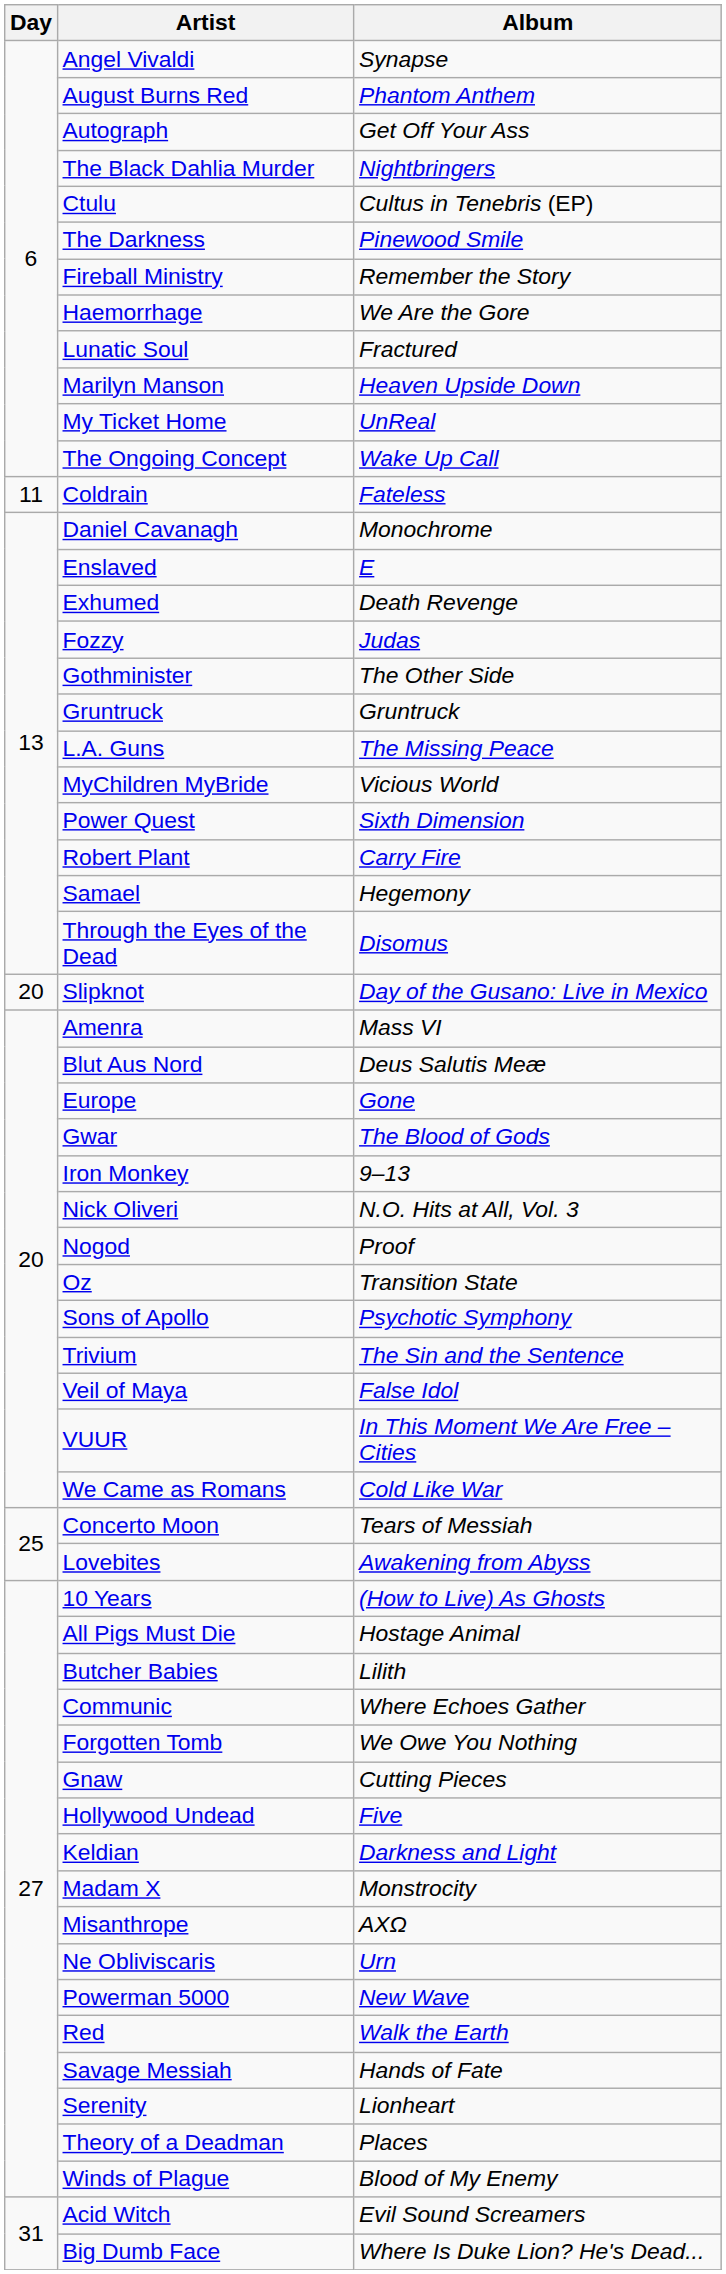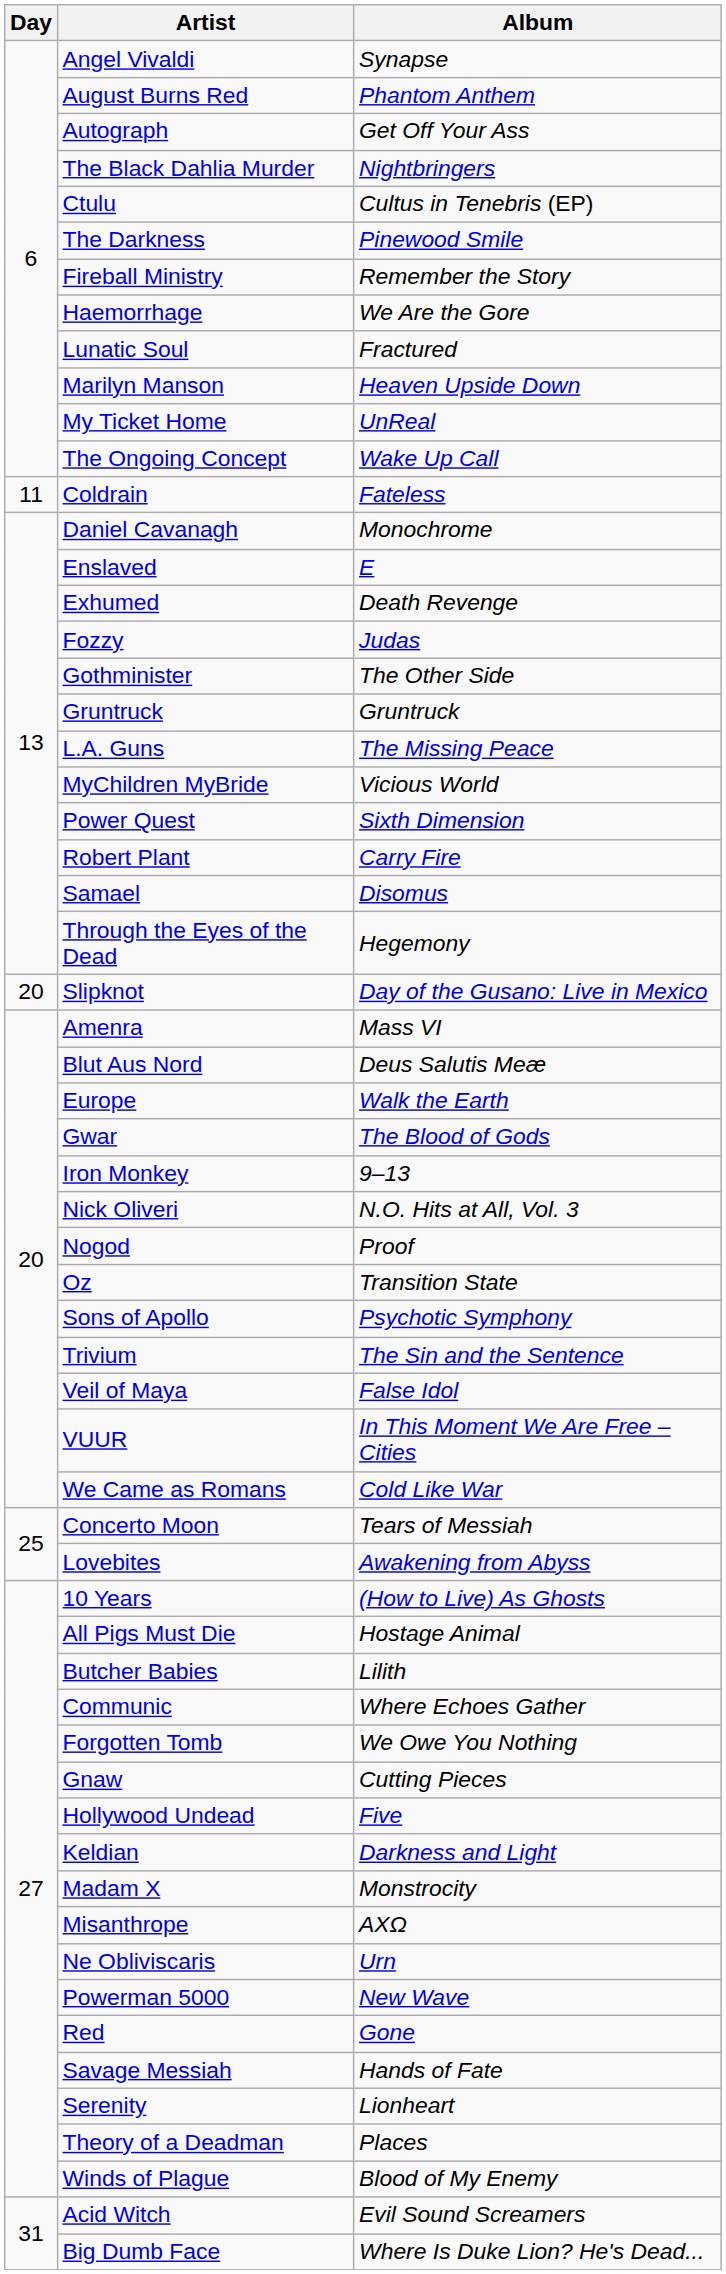(414, 893) Hegemony -> (404, 893) Disomus
(404, 942) Disomus -> (414, 942) Hegemony
(387, 1100) Gone -> (434, 1100) Walk the Earth
(434, 2033) Walk the Earth -> (387, 2033) Gone
